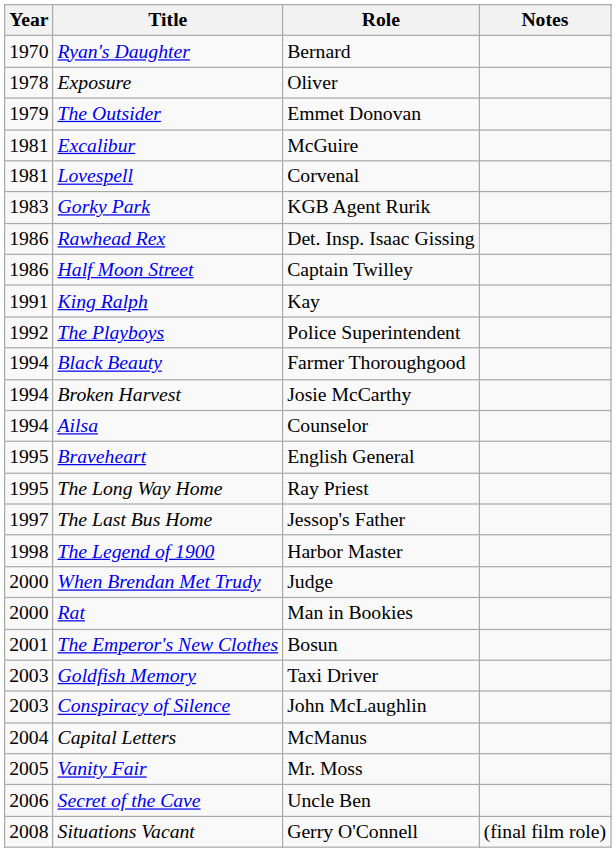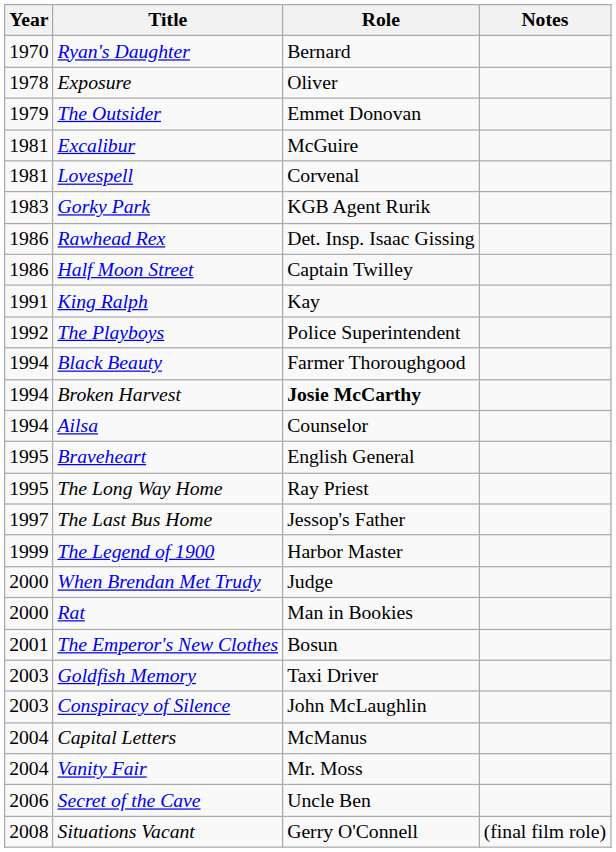(349, 394) normal -> (354, 394) bold
(29, 550) 1998 -> (29, 550) 1999
(29, 769) 2005 -> (29, 769) 2004
